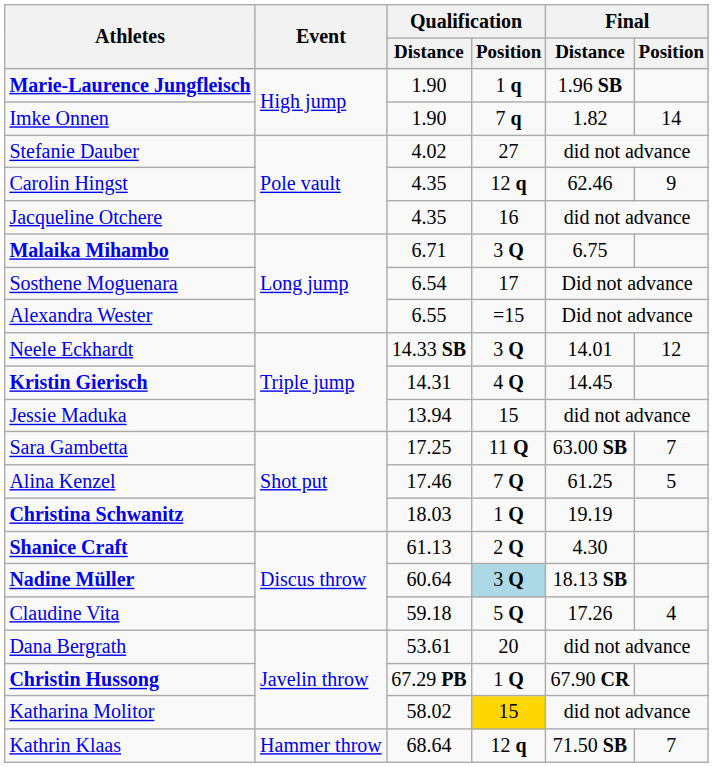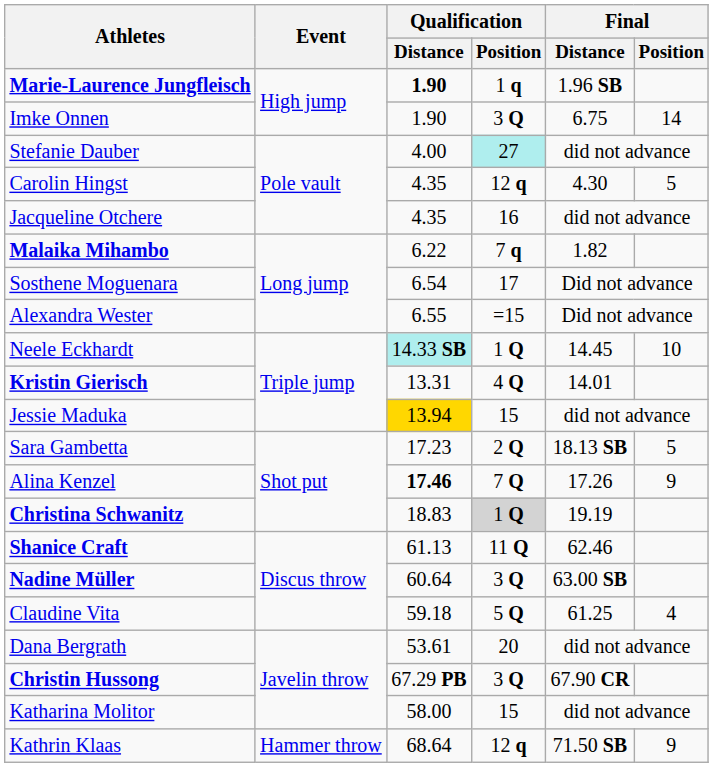(429, 85) normal -> (429, 85) bold
(509, 118) 7 q -> (509, 118) 3 Q
(590, 118) 1.82 -> (590, 118) 6.75
(429, 151) 4.02 -> (429, 151) 4.00
(509, 151) no background -> (509, 151) paleturquoise background
(590, 184) 62.46 -> (590, 184) 4.30
(671, 184) 9 -> (671, 184) 5
(429, 250) 6.71 -> (429, 250) 6.22
(509, 250) 3 Q -> (509, 250) 7 q
(590, 250) 6.75 -> (590, 250) 1.82
(429, 349) no background -> (429, 349) paleturquoise background
(509, 349) 3 Q -> (509, 349) 1 Q
(590, 349) 14.01 -> (590, 349) 14.45
(671, 349) 12 -> (671, 349) 10
(429, 382) 14.31 -> (429, 382) 13.31
(590, 382) 14.45 -> (590, 382) 14.01
(429, 415) no background -> (429, 415) gold background
(429, 448) 17.25 -> (429, 448) 17.23
(509, 448) 11 Q -> (509, 448) 2 Q
(590, 448) 63.00 SB -> (590, 448) 18.13 SB
(671, 448) 7 -> (671, 448) 5
(429, 481) normal -> (429, 481) bold
(590, 481) 61.25 -> (590, 481) 17.26
(671, 481) 5 -> (671, 481) 9
(429, 514) 18.03 -> (429, 514) 18.83
(509, 514) no background -> (509, 514) lightgrey background
(509, 547) 2 Q -> (509, 547) 11 Q
(590, 547) 4.30 -> (590, 547) 62.46
(509, 580) lightblue background -> (509, 580) no background
(590, 580) 18.13 SB -> (590, 580) 63.00 SB
(590, 613) 17.26 -> (590, 613) 61.25
(509, 679) 1 Q -> (509, 679) 3 Q
(429, 712) 58.02 -> (429, 712) 58.00
(509, 712) gold background -> (509, 712) no background
(671, 745) 7 -> (671, 745) 9
